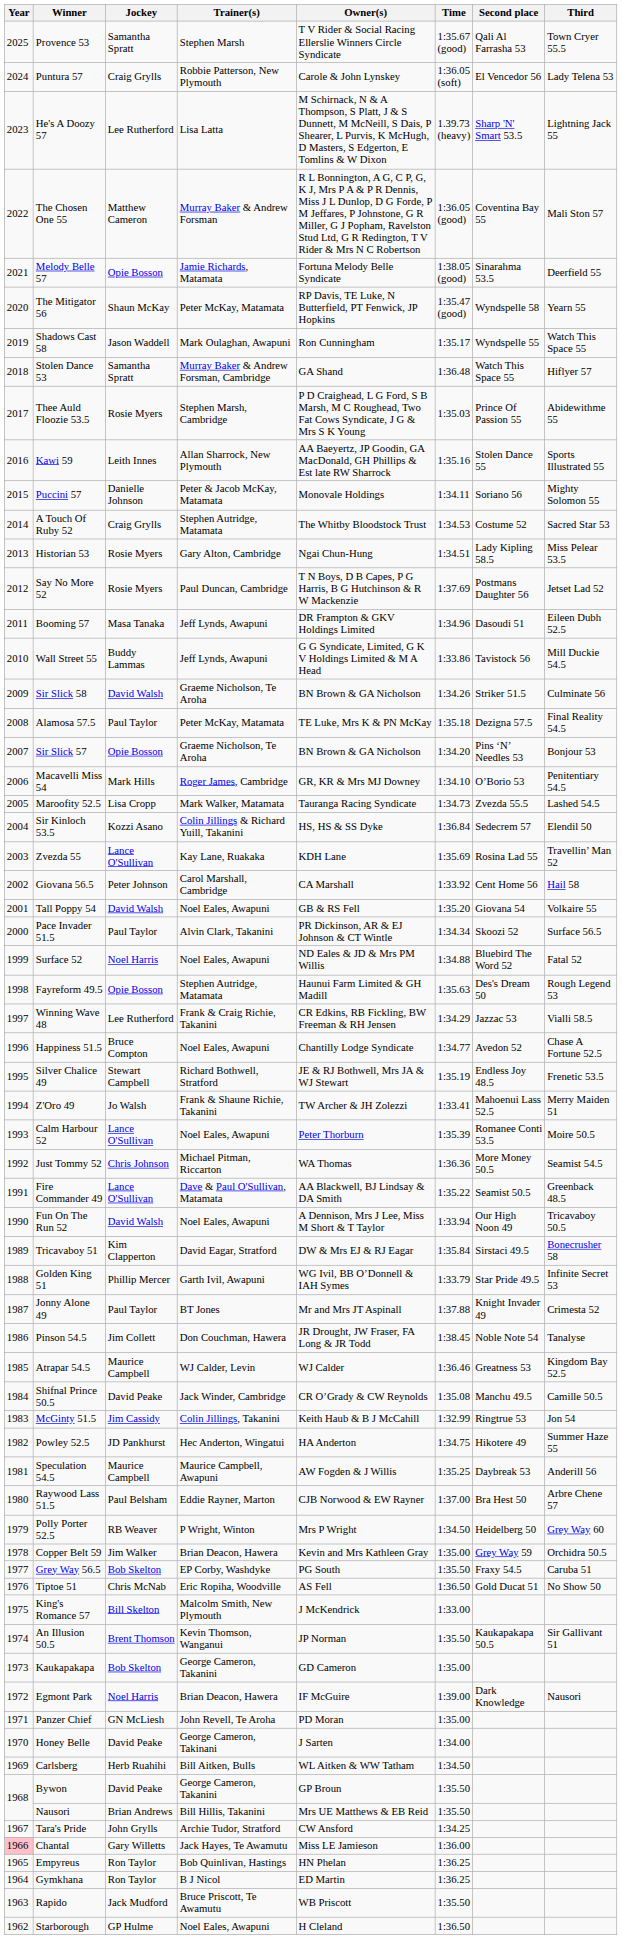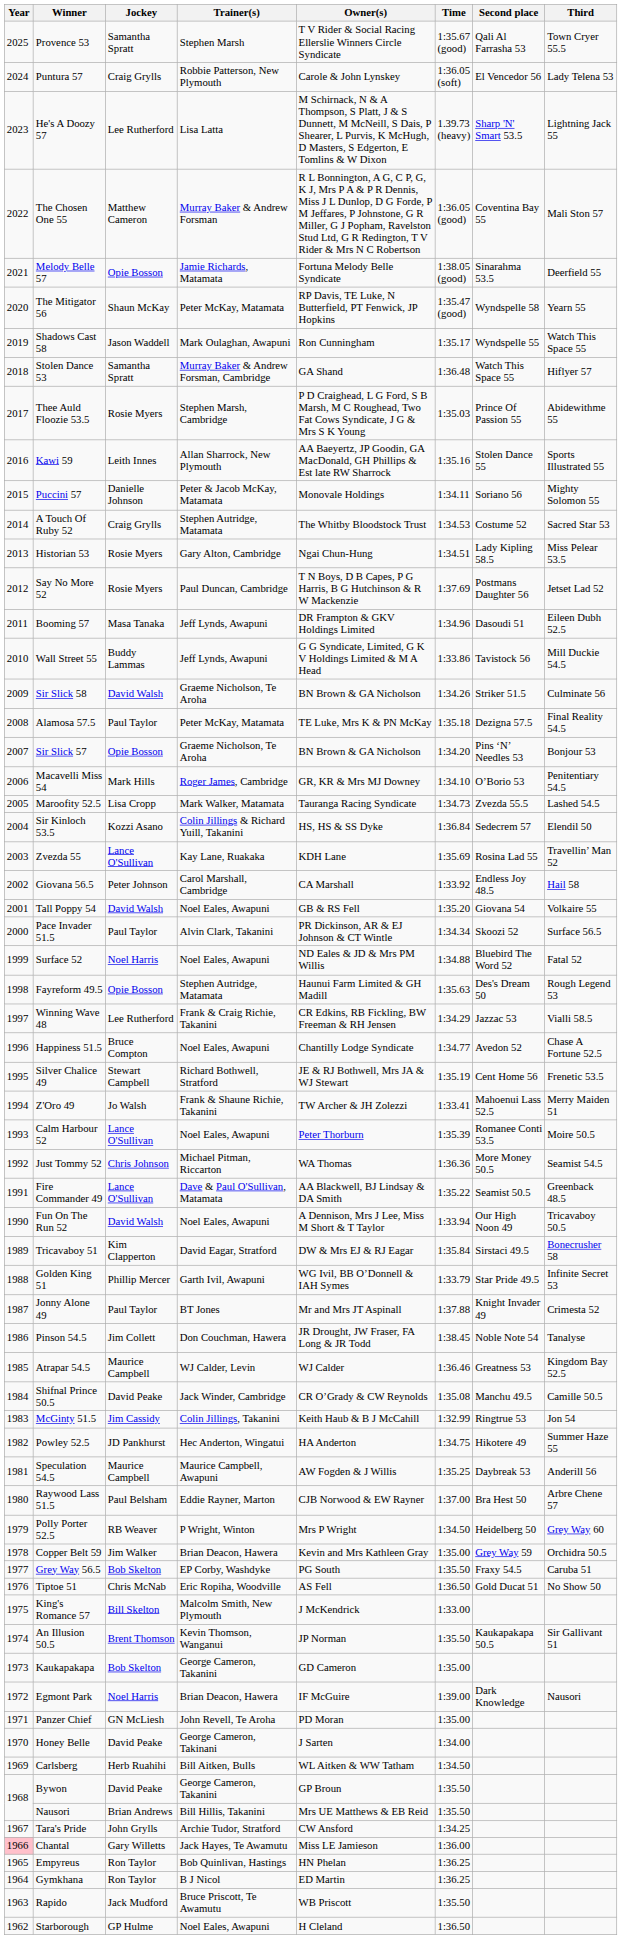(506, 885) Cent Home 56 -> (501, 885) Endless Joy 48.5
(501, 1076) Endless Joy 48.5 -> (506, 1076) Cent Home 56
